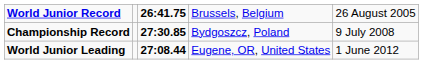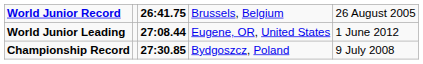rows swapped: (68, 31) <-> (66, 50)
